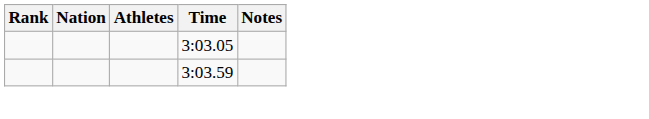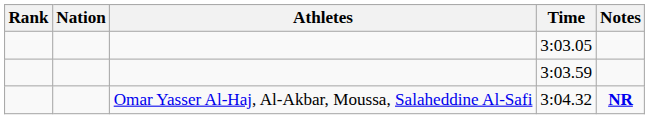+ row: (566, 99)
